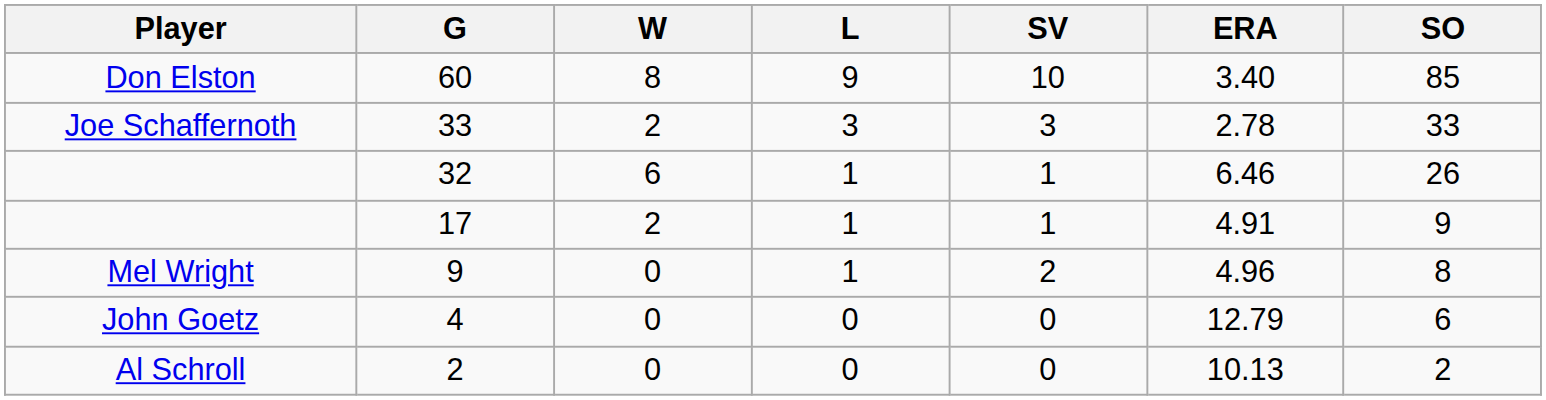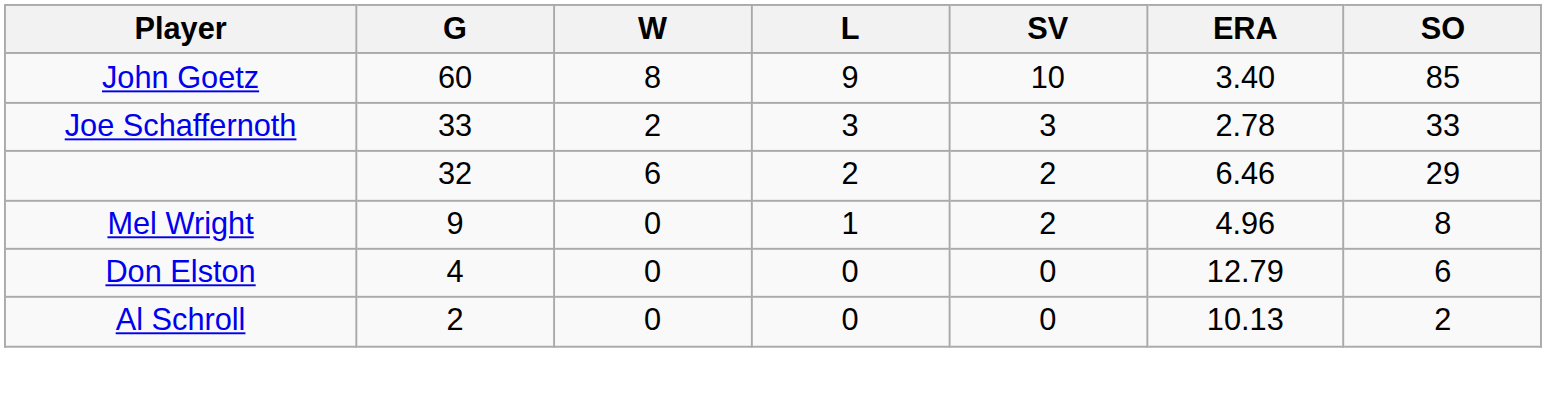(181, 77) Don Elston -> (181, 77) John Goetz
(850, 175) 1 -> (850, 175) 2
(1048, 175) 1 -> (1048, 175) 2
(1443, 175) 26 -> (1443, 175) 29
- row: (455, 223)
(181, 321) John Goetz -> (181, 272) Don Elston
